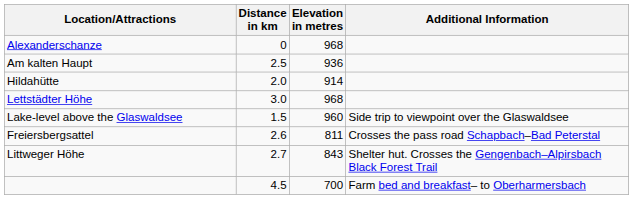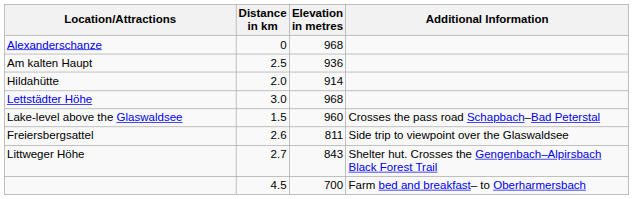(459, 117) Side trip to viewpoint over the Glaswaldsee -> (474, 117) Crosses the pass road Schapbach–Bad Peterstal
(474, 136) Crosses the pass road Schapbach–Bad Peterstal -> (459, 136) Side trip to viewpoint over the Glaswaldsee
